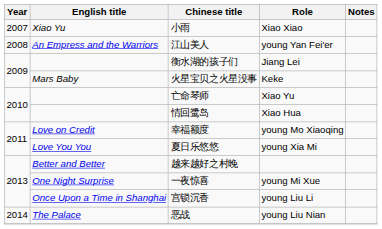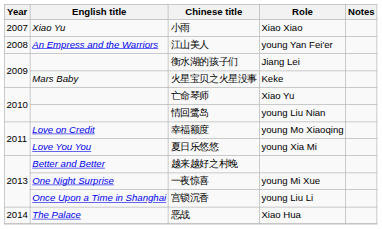(281, 113) Xiao Hua -> (293, 113) young Liu Nian
(293, 215) young Liu Nian -> (281, 215) Xiao Hua
